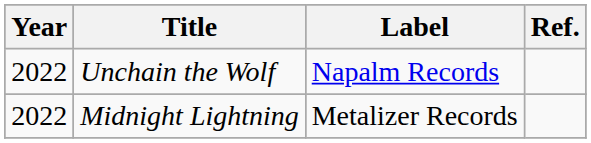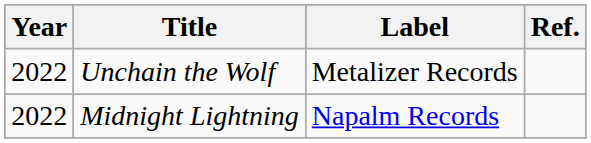(405, 71) Napalm Records -> (415, 71) Metalizer Records
(415, 115) Metalizer Records -> (405, 115) Napalm Records
